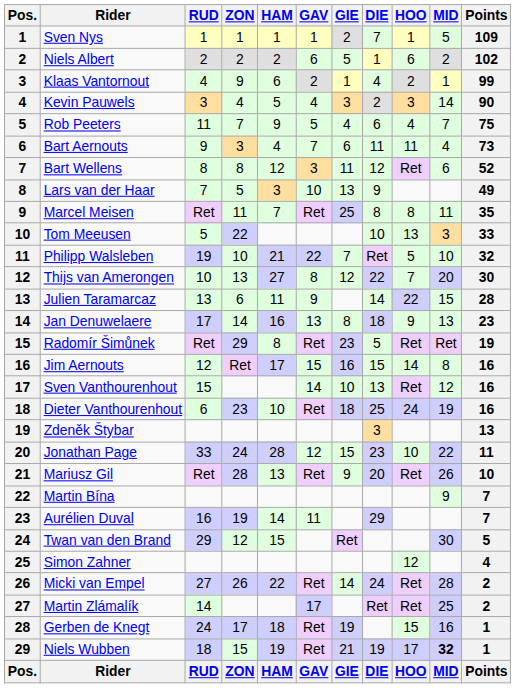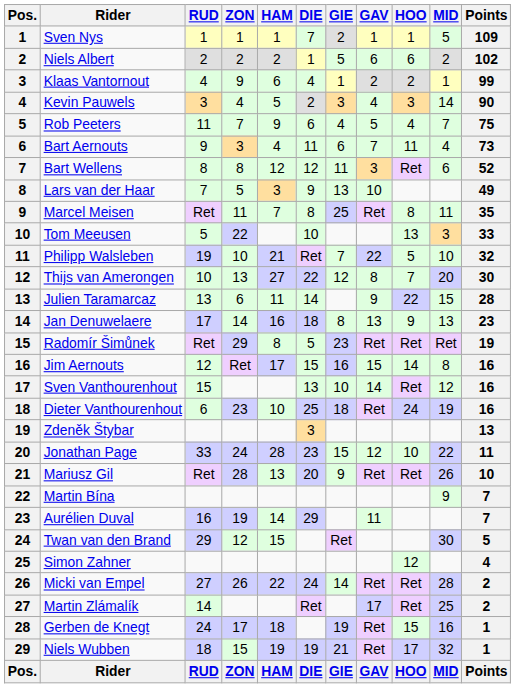columns swapped: (314, 15) <-> (377, 15)
(446, 649) bold -> (446, 649) normal
